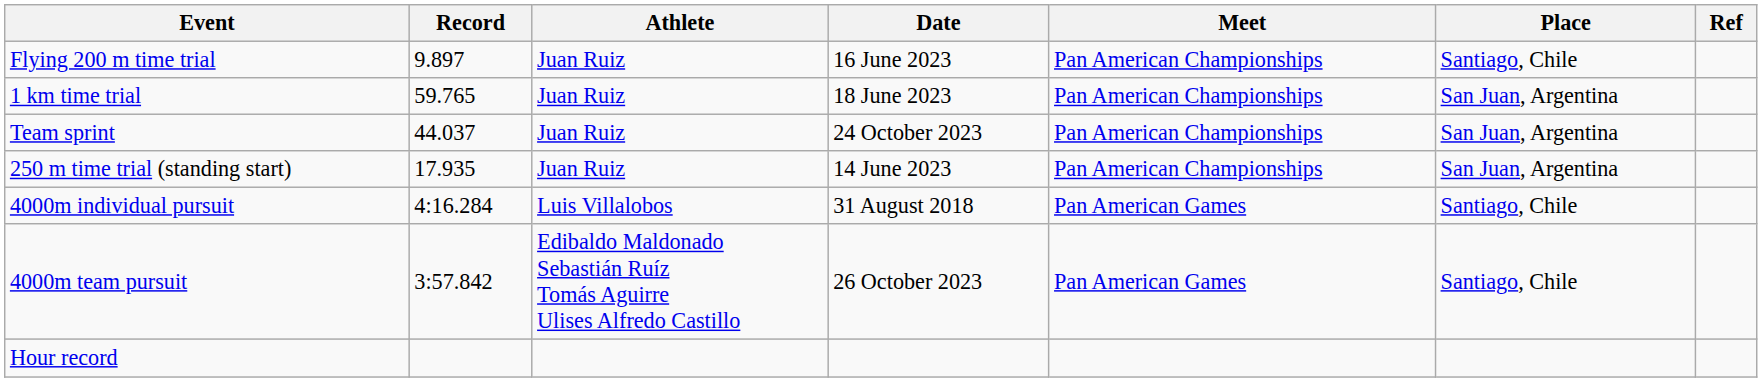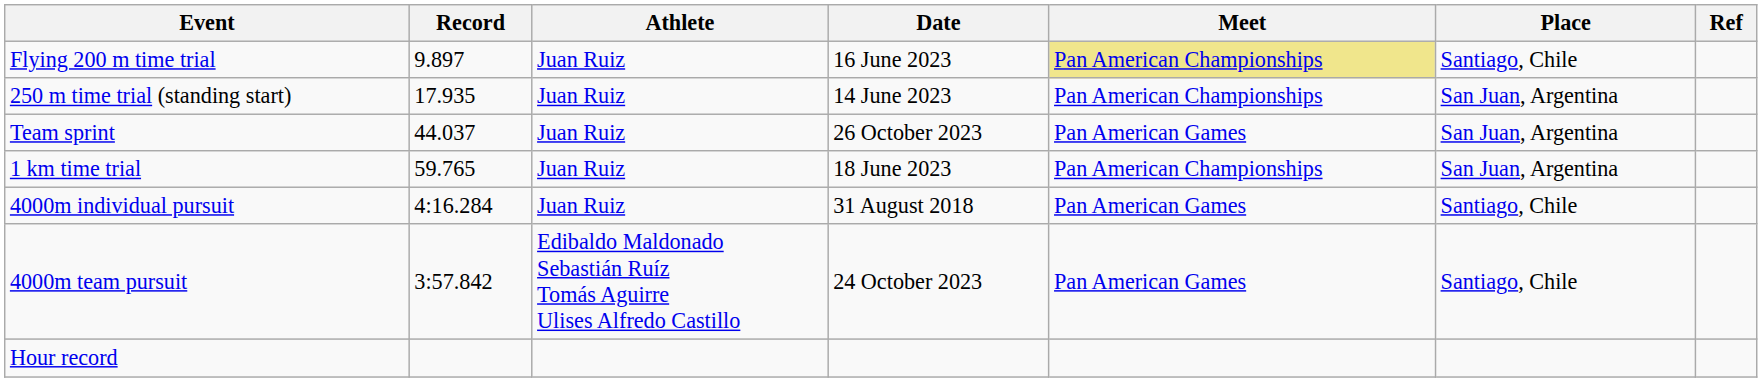(1188, 59) no background -> (1188, 59) khaki background
rows swapped: (151, 169) <-> (75, 96)
(908, 132) 24 October 2023 -> (908, 132) 26 October 2023
(1188, 132) Pan American Championships -> (1150, 132) Pan American Games
(605, 205) Luis Villalobos -> (581, 205) Juan Ruiz
(908, 281) 26 October 2023 -> (908, 281) 24 October 2023
